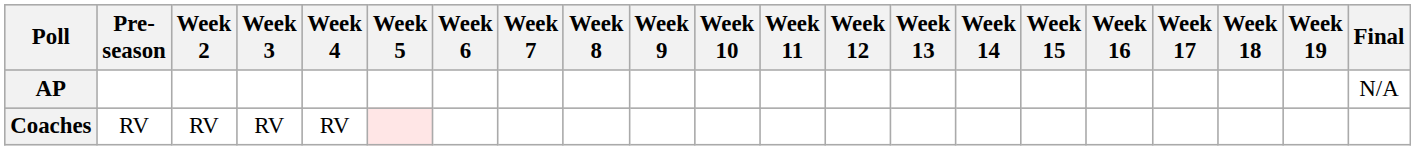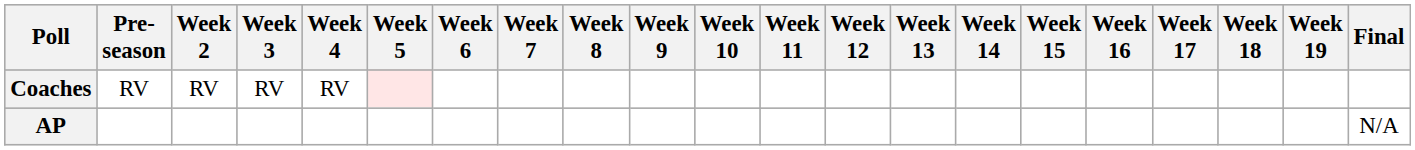rows swapped: (51, 88) <-> (51, 126)
